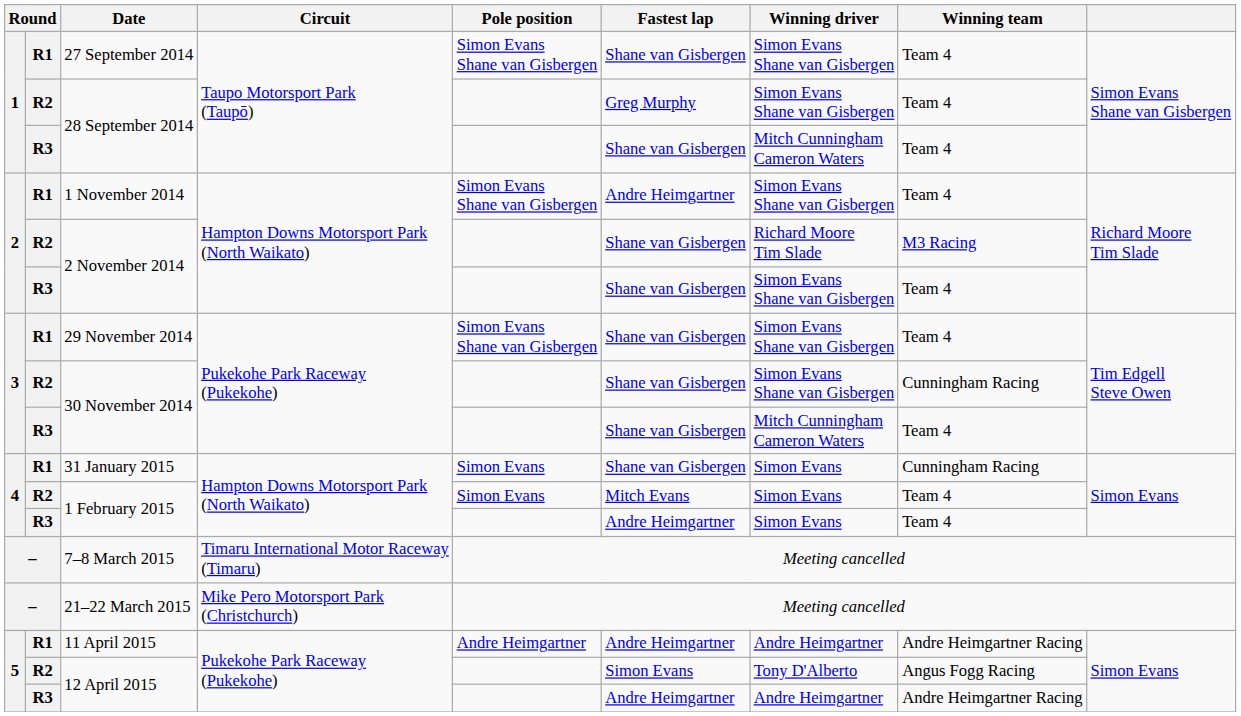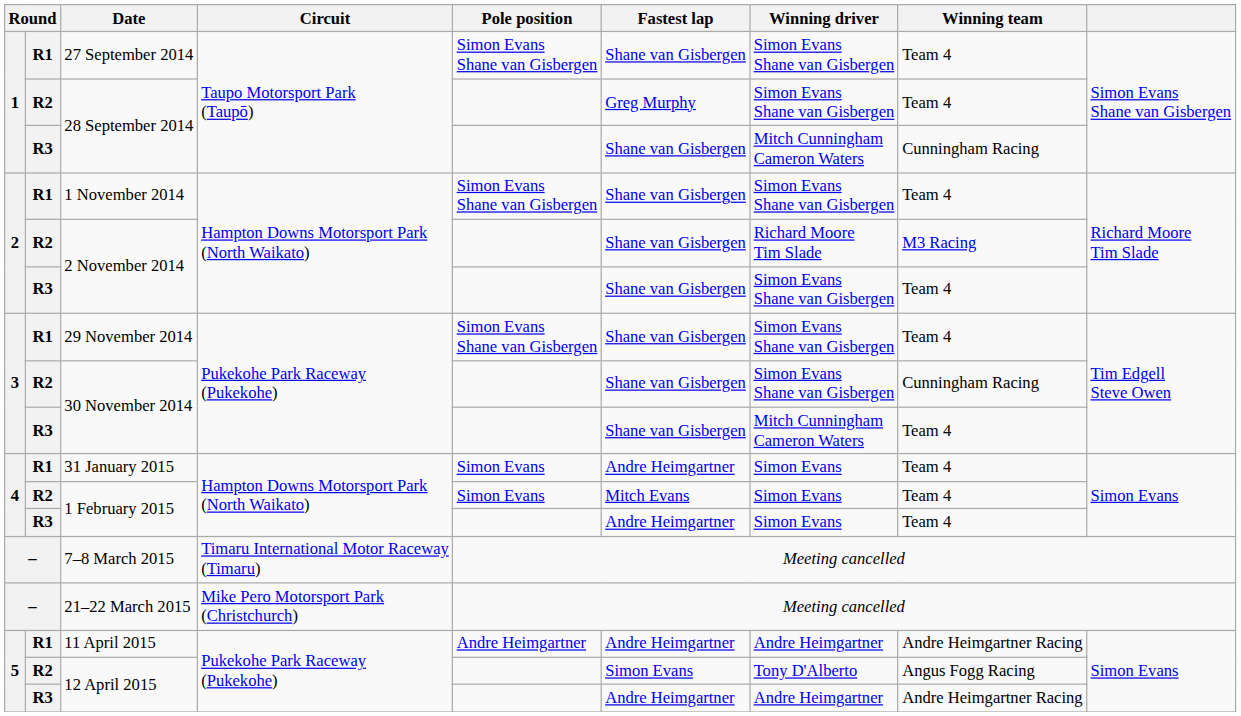(927, 148) Team 4 -> (971, 148) Cunningham Racing
(670, 195) Andre Heimgartner -> (675, 195) Shane van Gisbergen
(675, 467) Shane van Gisbergen -> (670, 467) Andre Heimgartner
(971, 467) Cunningham Racing -> (927, 467) Team 4
